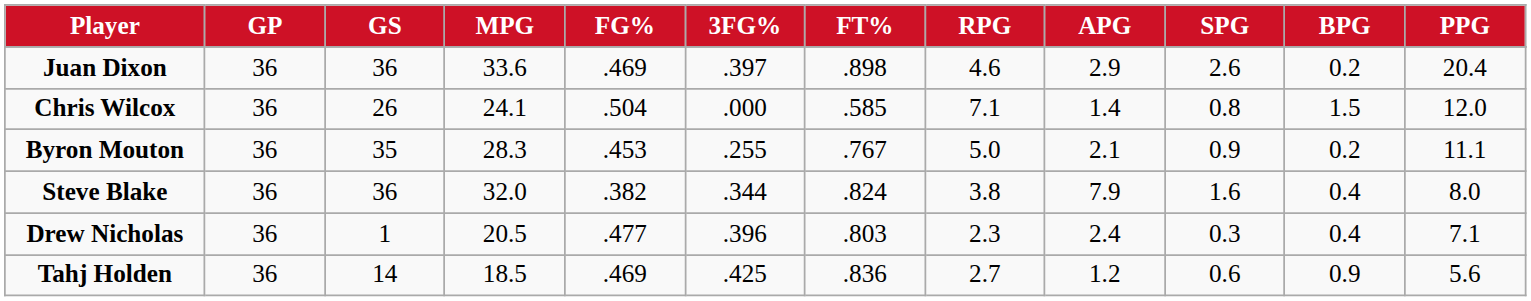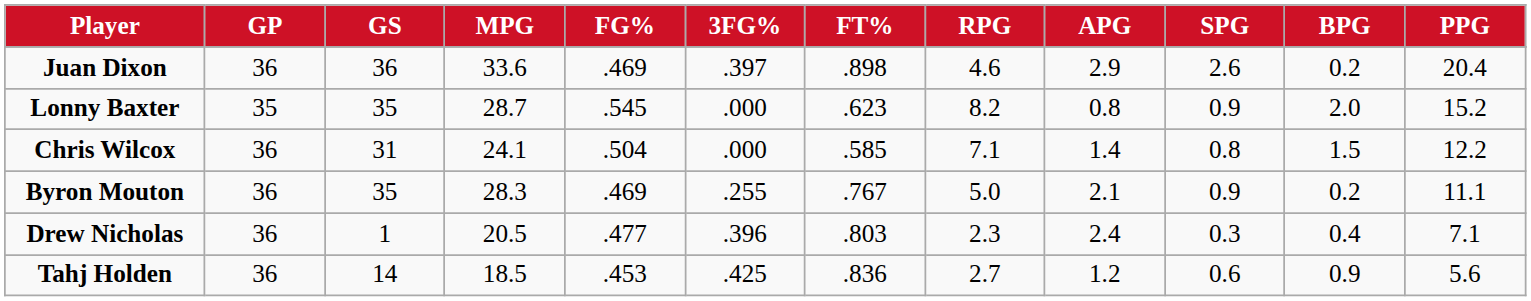+ row: (105, 108)
(385, 108) 26 -> (385, 150) 31
(1465, 108) 12.0 -> (1465, 150) 12.2
(625, 150) .453 -> (625, 191) .469
- row: (105, 191)
(625, 275) .469 -> (625, 275) .453
